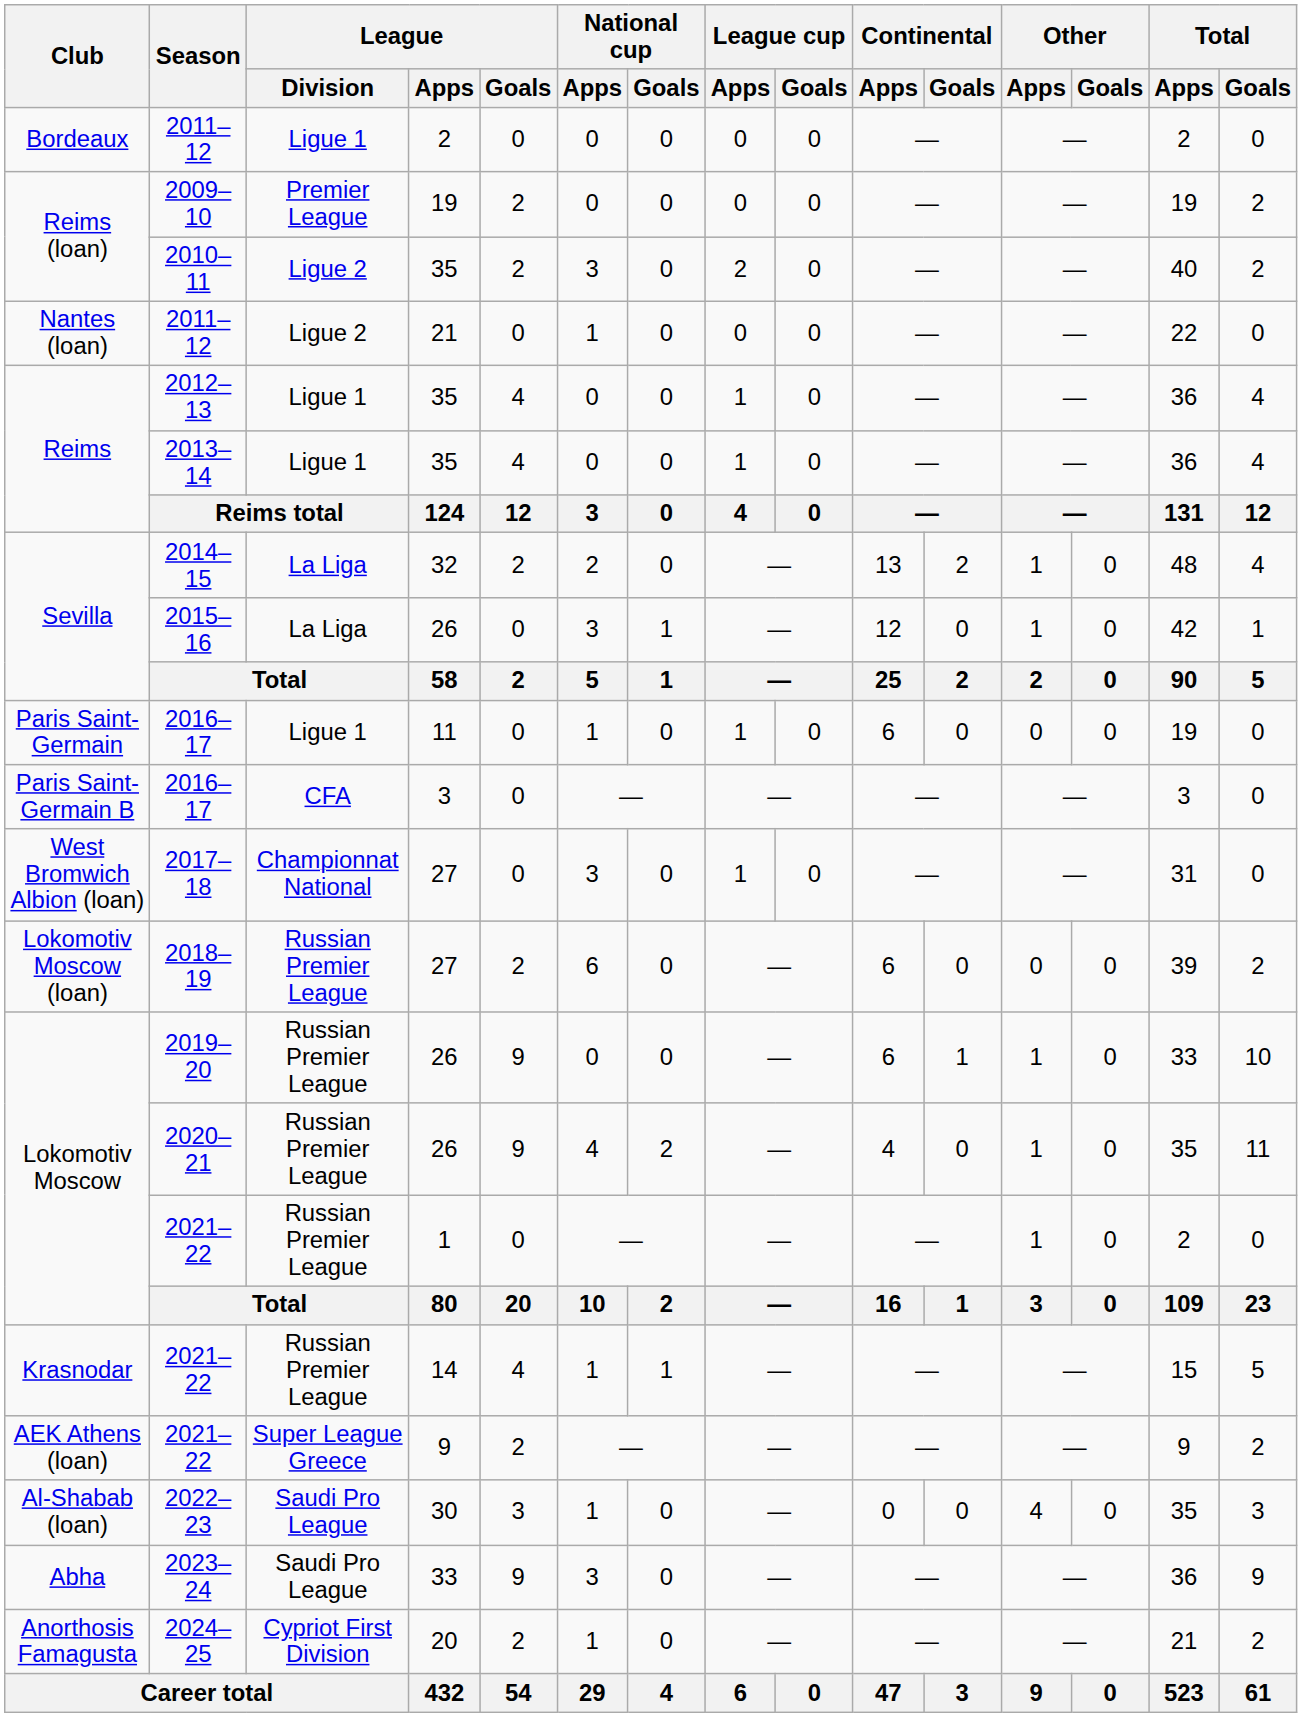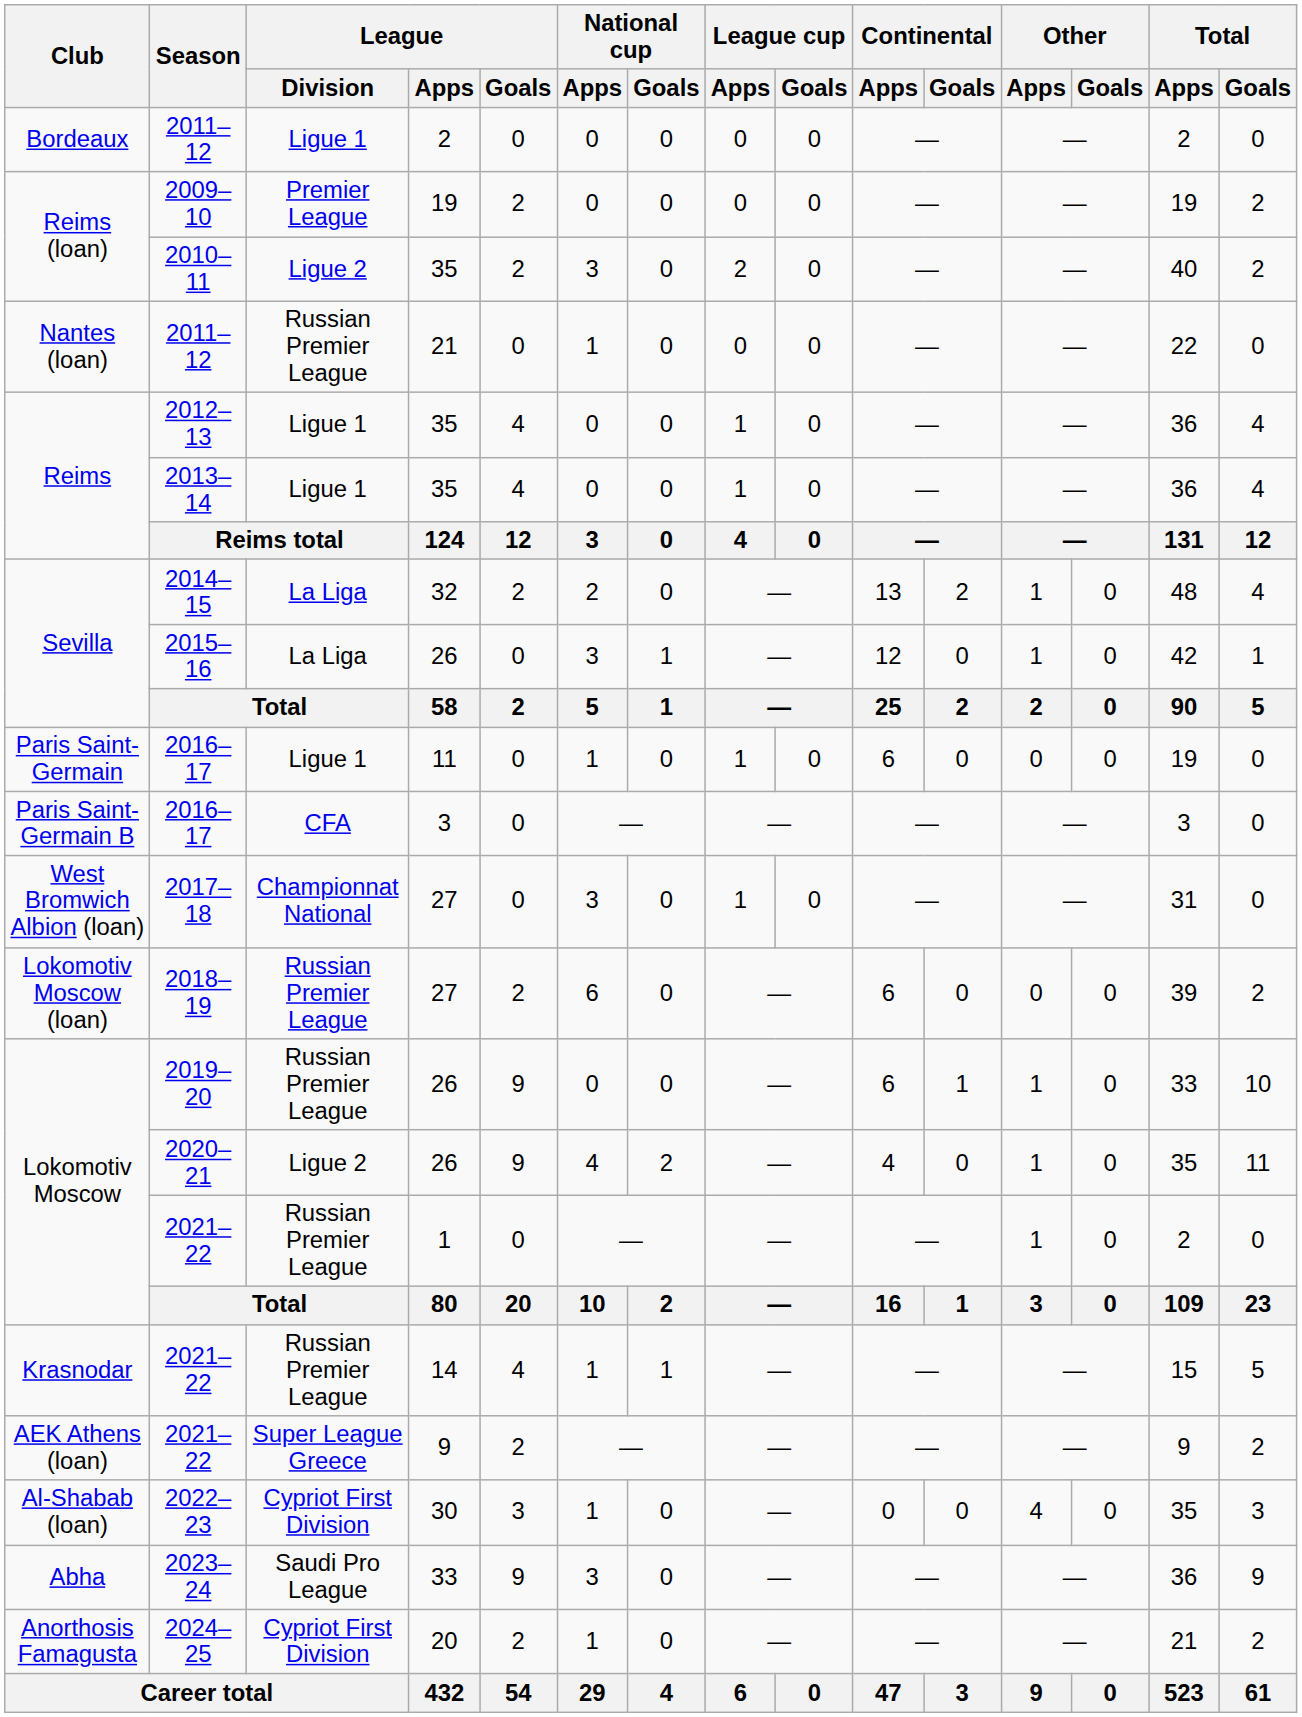(328, 333) Ligue 2 -> (328, 346) Russian Premier League
(328, 1148) Russian Premier League -> (328, 1162) Ligue 2
(328, 1512) Saudi Pro League -> (328, 1512) Cypriot First Division
